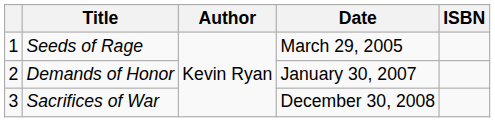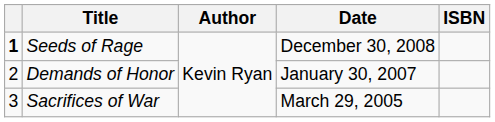(14, 46) normal -> (14, 46) bold
(342, 46) March 29, 2005 -> (358, 46) December 30, 2008
(358, 102) December 30, 2008 -> (342, 102) March 29, 2005
